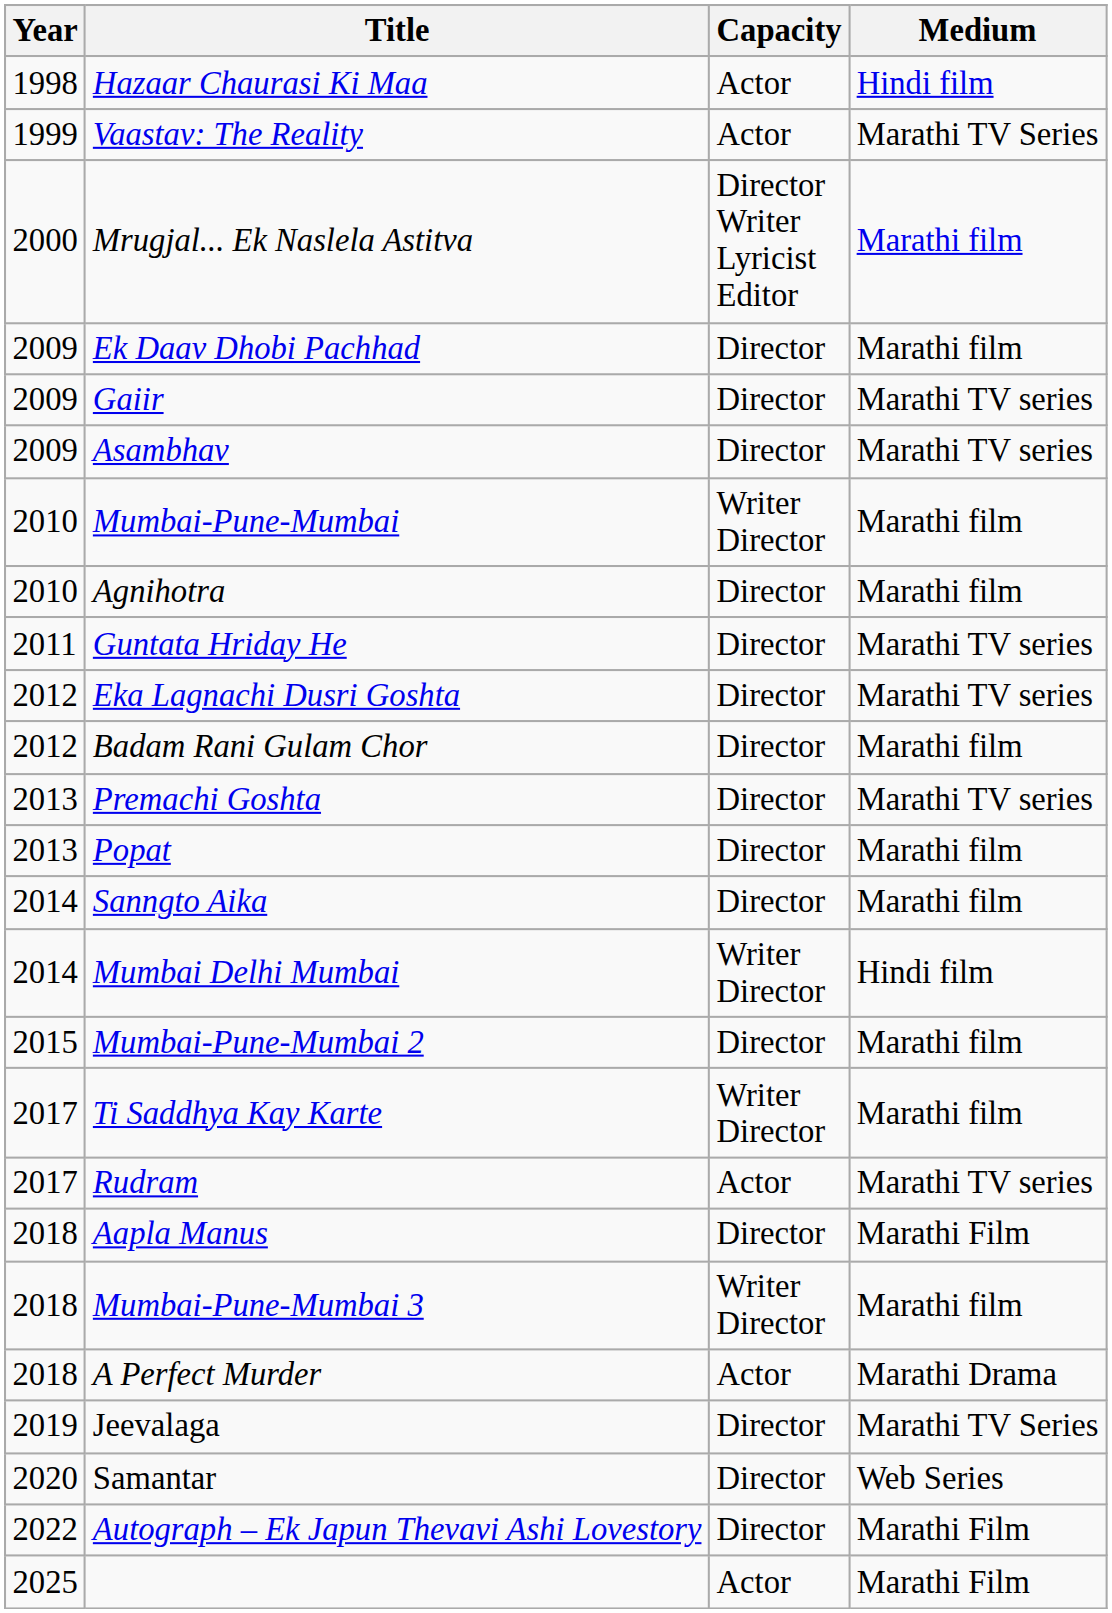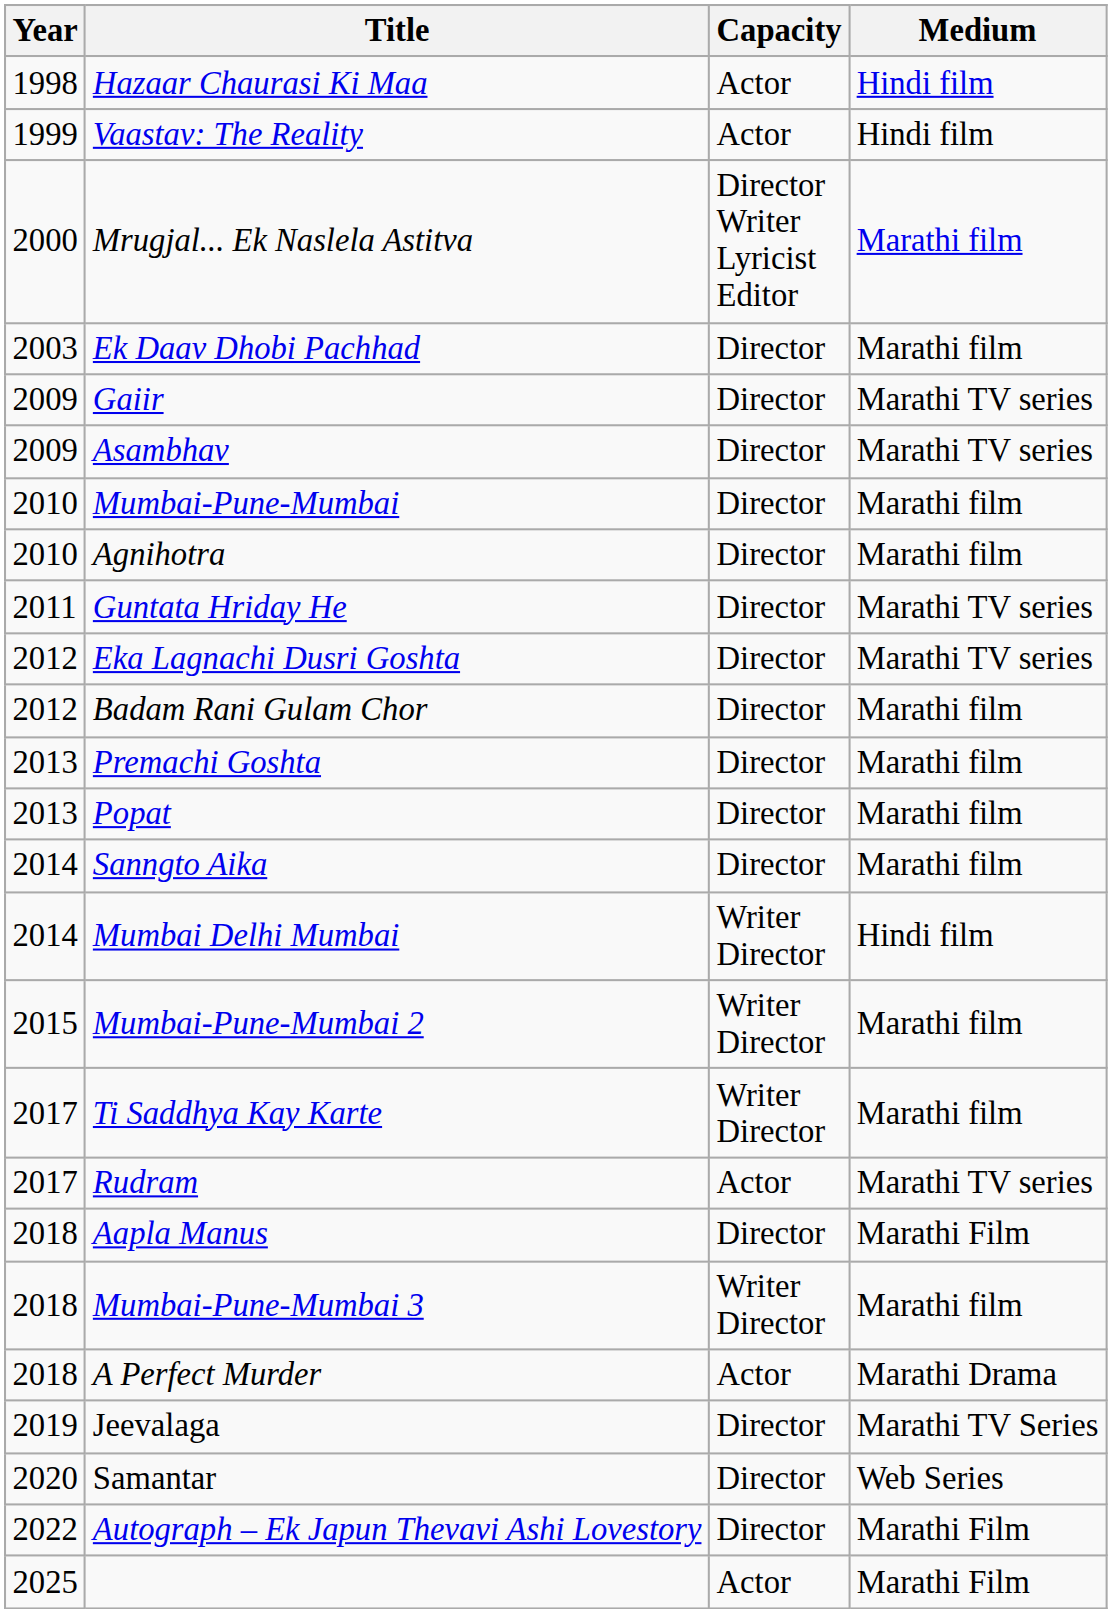(978, 133) Marathi TV Series -> (925, 133) Hindi film
(45, 347) 2009 -> (45, 347) 2003
(771, 521) Writer Director -> (771, 502) Director
(975, 798) Marathi TV series -> (940, 761) Marathi film
(771, 1042) Director -> (771, 1023) Writer Director
